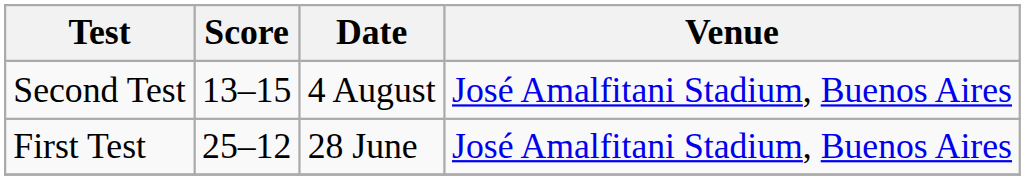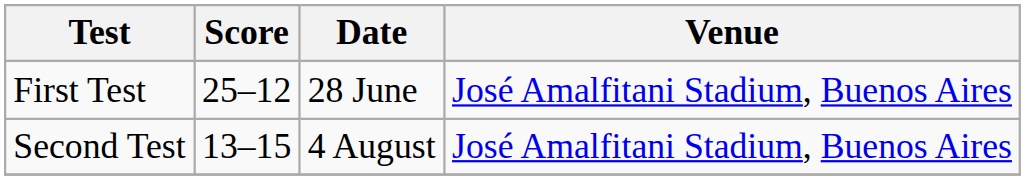rows swapped: (80, 145) <-> (99, 89)
